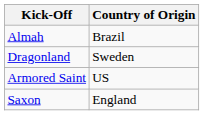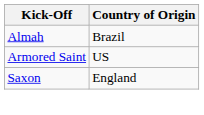- row: (39, 57)
